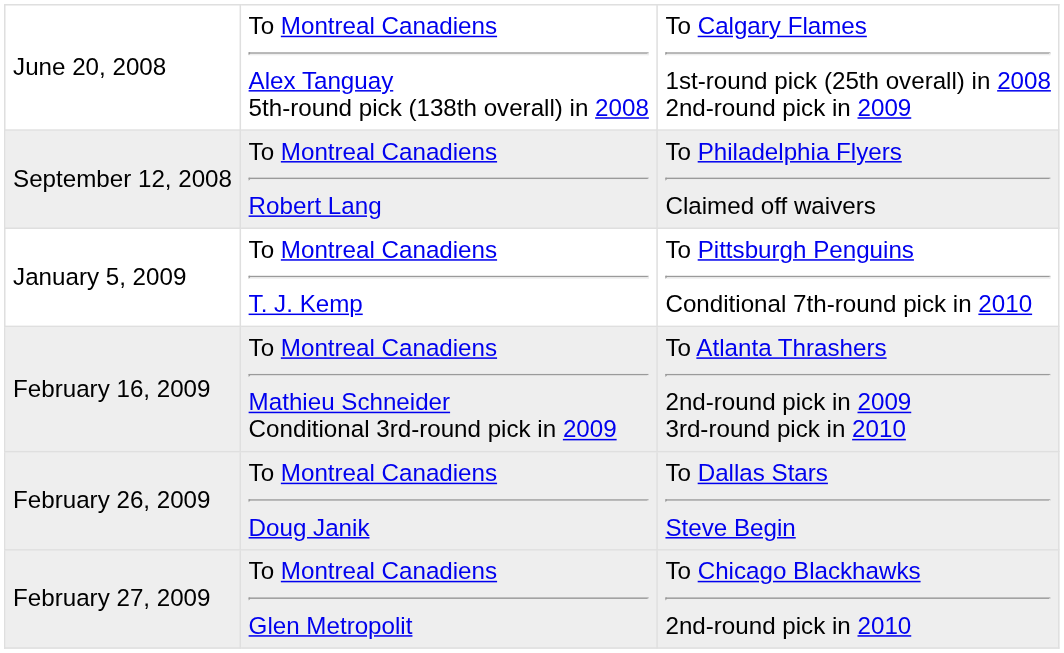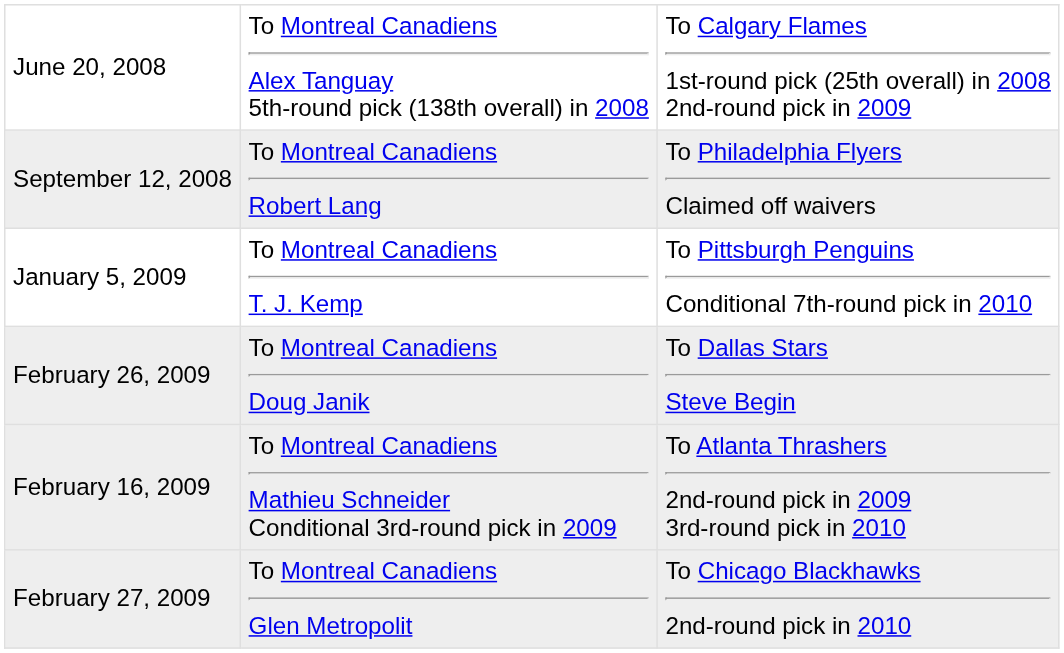rows swapped: (112, 388) <-> (112, 500)
